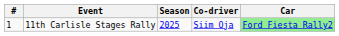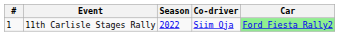(170, 25) 2025 -> (170, 25) 2022
